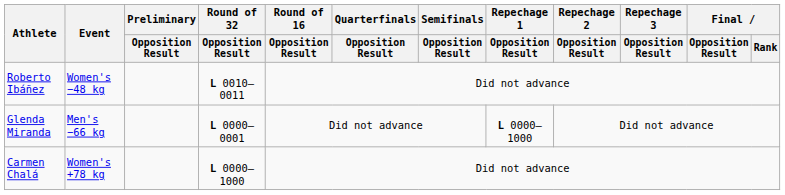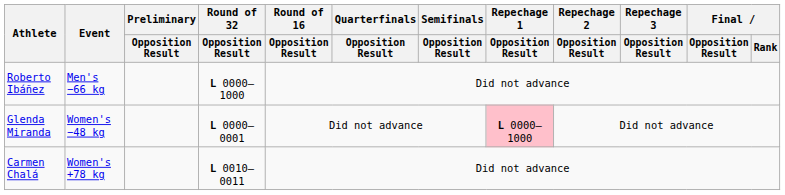(89, 83) Women's −48 kg -> (86, 83) Men's −66 kg
(232, 90) L 0010–0011 -> (232, 90) L 0000–1000
(86, 126) Men's −66 kg -> (89, 126) Women's −48 kg
(520, 132) no background -> (520, 132) pink background
(232, 174) L 0000–1000 -> (232, 174) L 0010–0011
